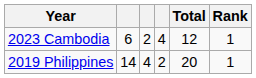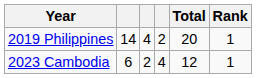rows swapped: (61, 62) <-> (59, 39)
